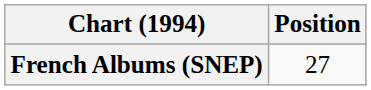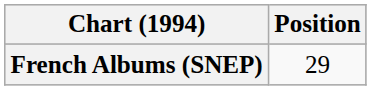(318, 64) 27 -> (318, 64) 29
